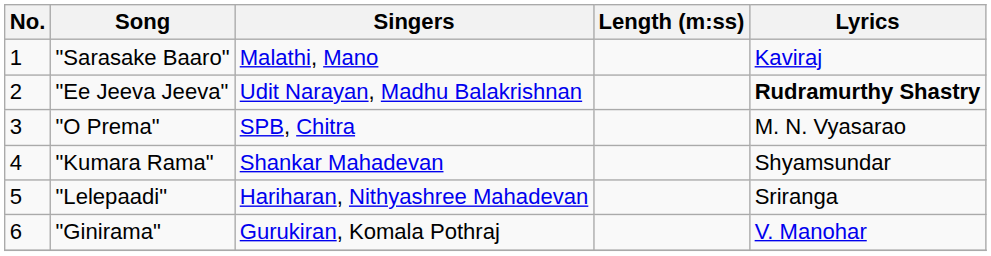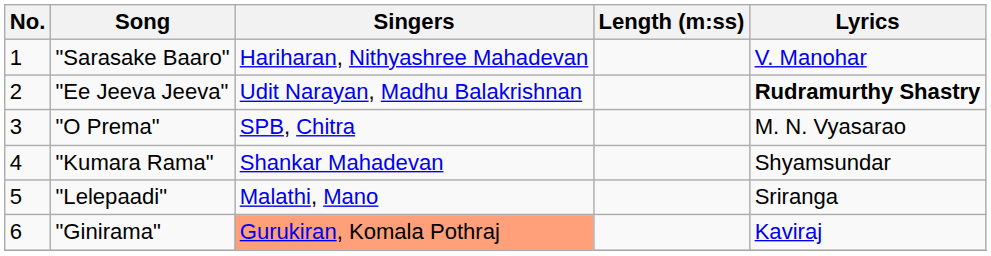(309, 57) Malathi, Mano -> (414, 57) Hariharan, Nithyashree Mahadevan
(788, 57) Kaviraj -> (811, 57) V. Manohar
(414, 197) Hariharan, Nithyashree Mahadevan -> (309, 197) Malathi, Mano
(370, 232) no background -> (370, 232) lightsalmon background
(811, 232) V. Manohar -> (788, 232) Kaviraj
